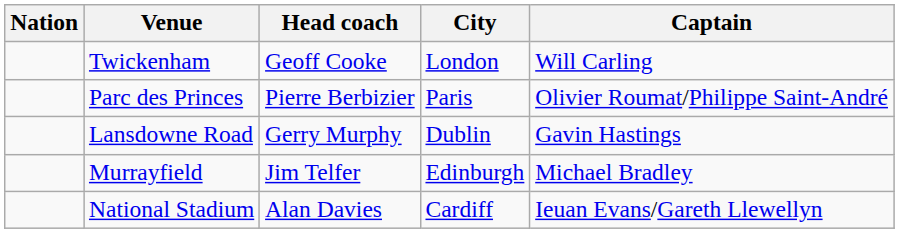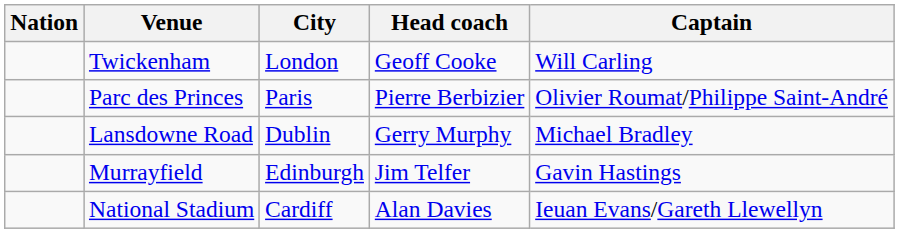columns swapped: (475, 23) <-> (340, 23)
(608, 135) Gavin Hastings -> (614, 135) Michael Bradley
(614, 172) Michael Bradley -> (608, 172) Gavin Hastings
